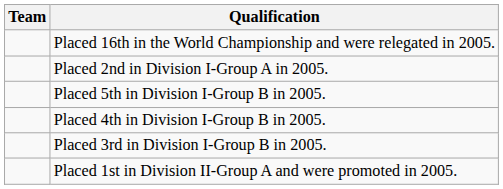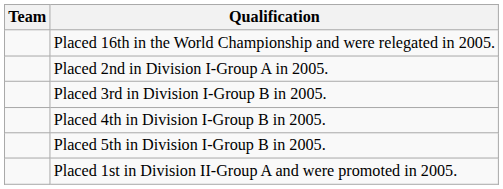rows swapped: (190, 145) <-> (190, 94)
